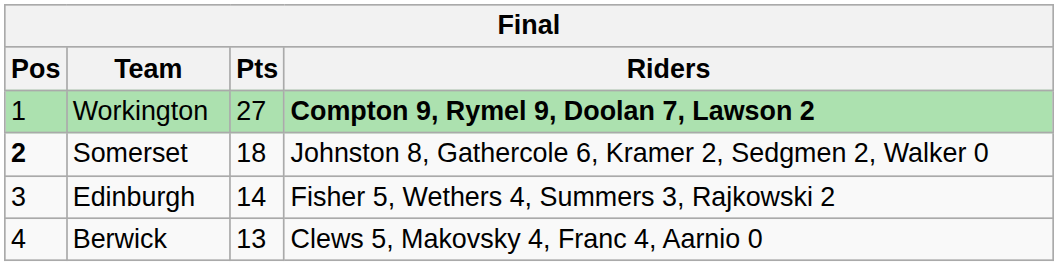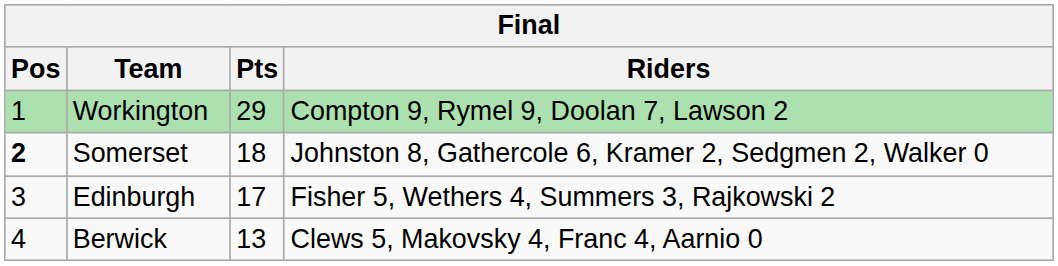(251, 111) 27 -> (251, 111) 29
(553, 111) bold -> (539, 111) normal
(251, 196) 14 -> (251, 196) 17
